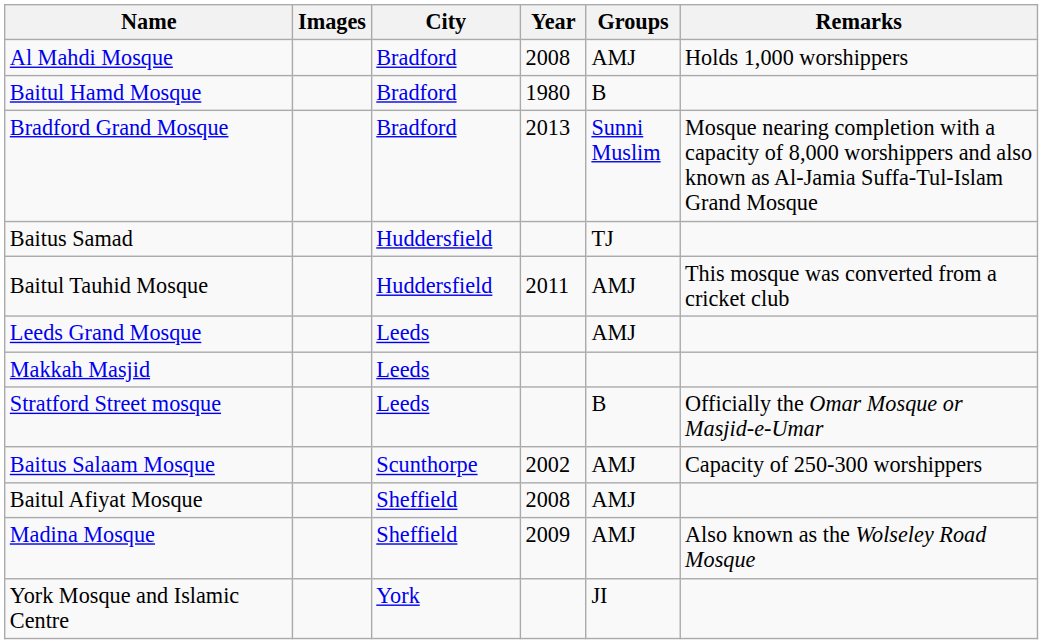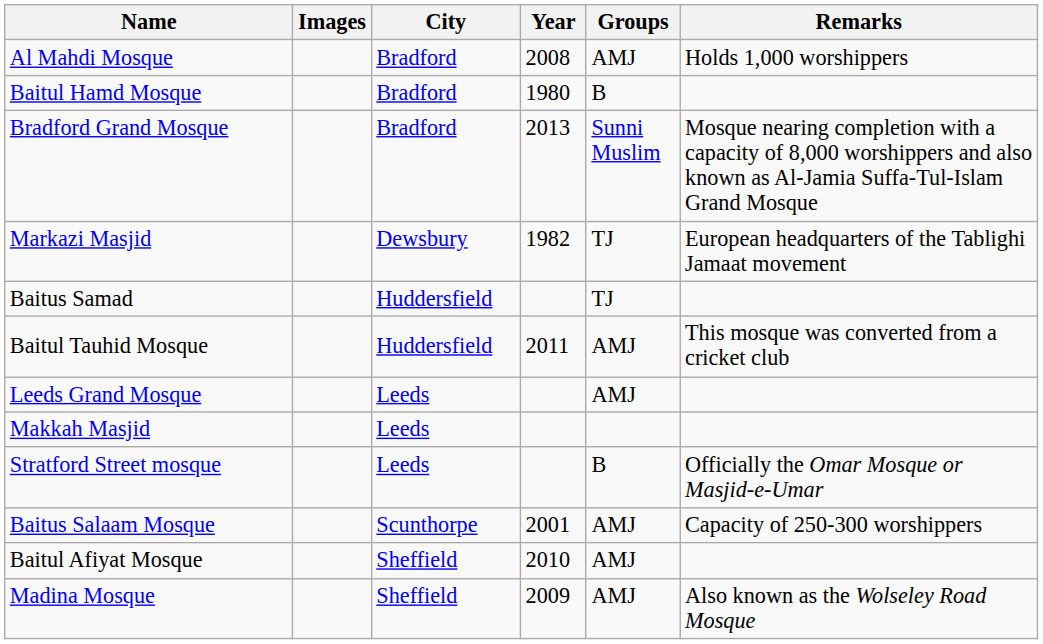+ row: (81, 238)
(548, 464) 2002 -> (548, 524) 2001
(548, 499) 2008 -> (548, 560) 2010
- row: (125, 608)
